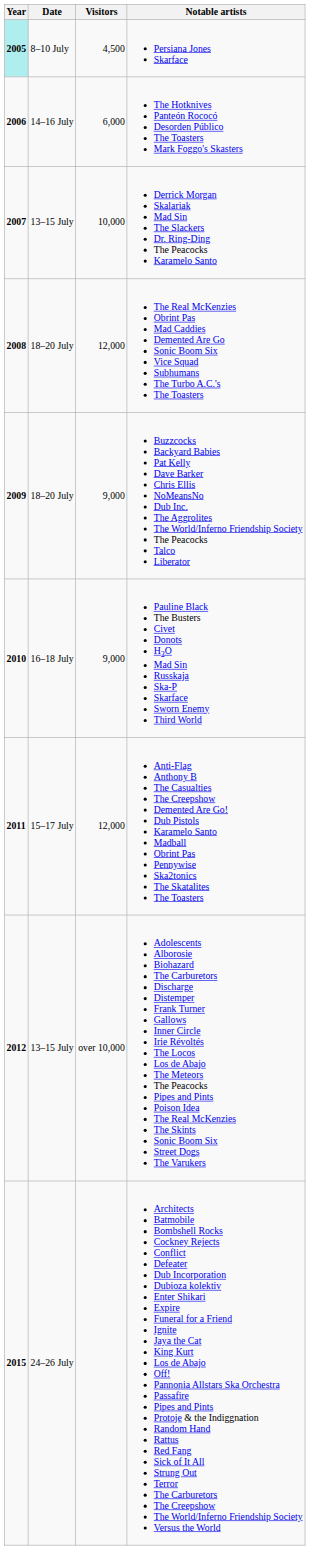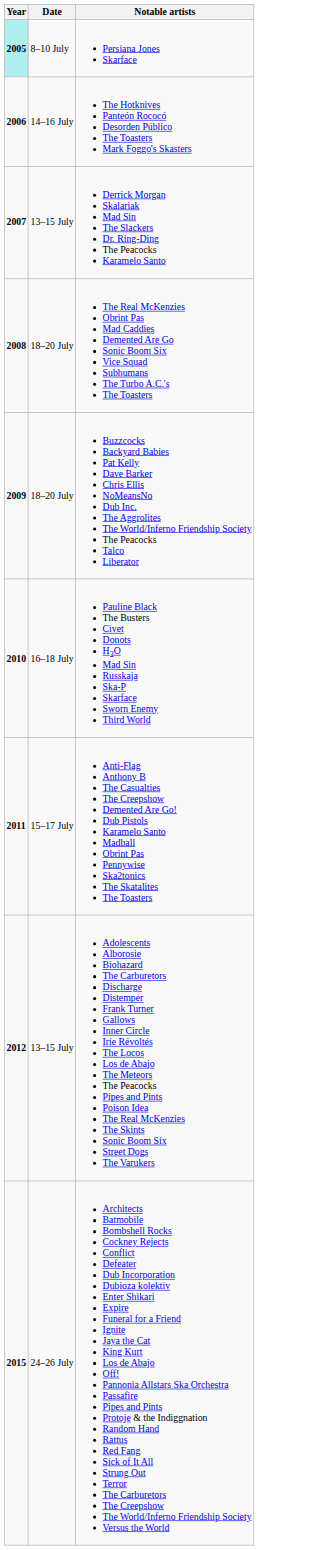- column: (101, 12)
